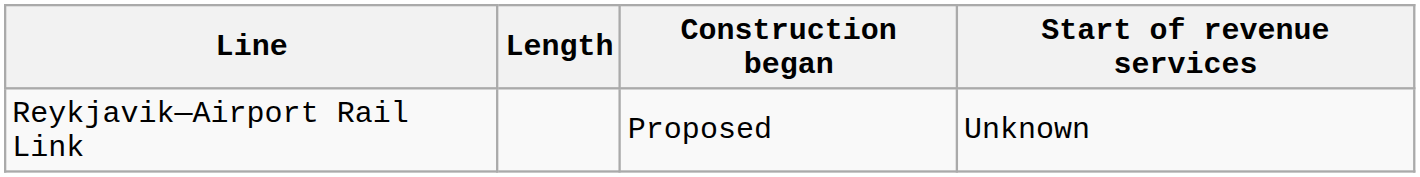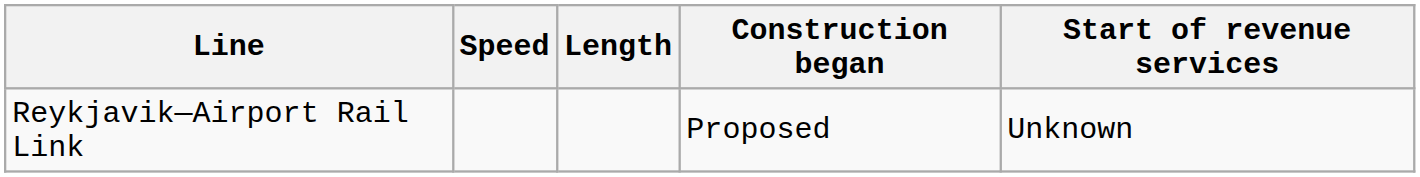+ column: (505, 47)
